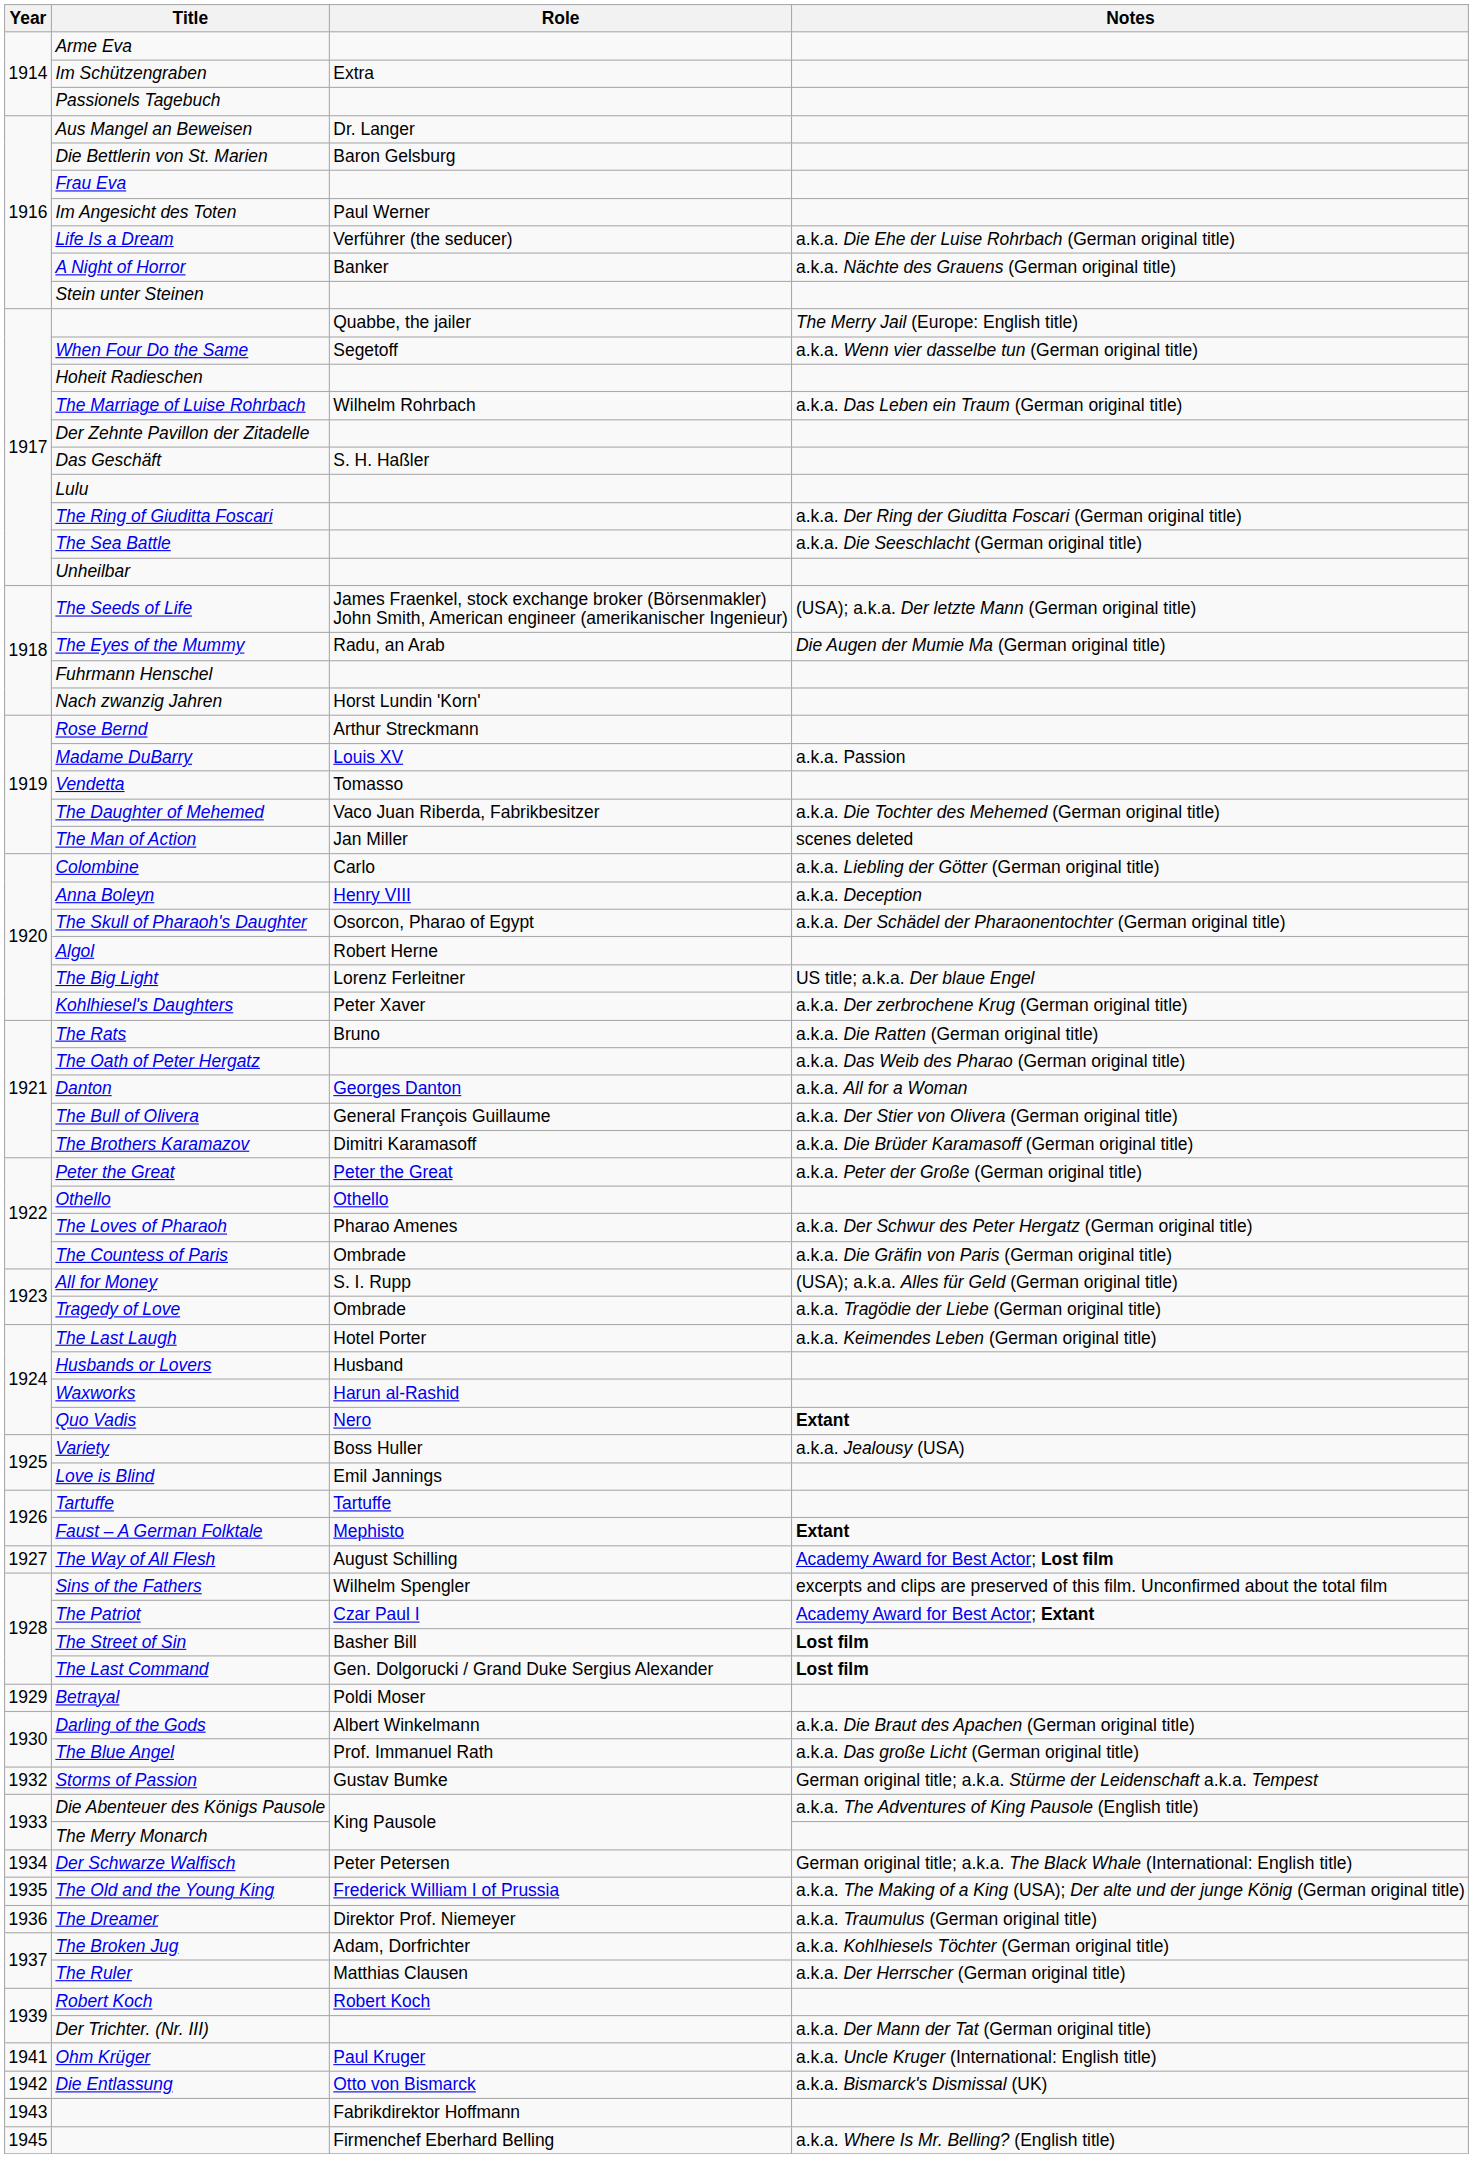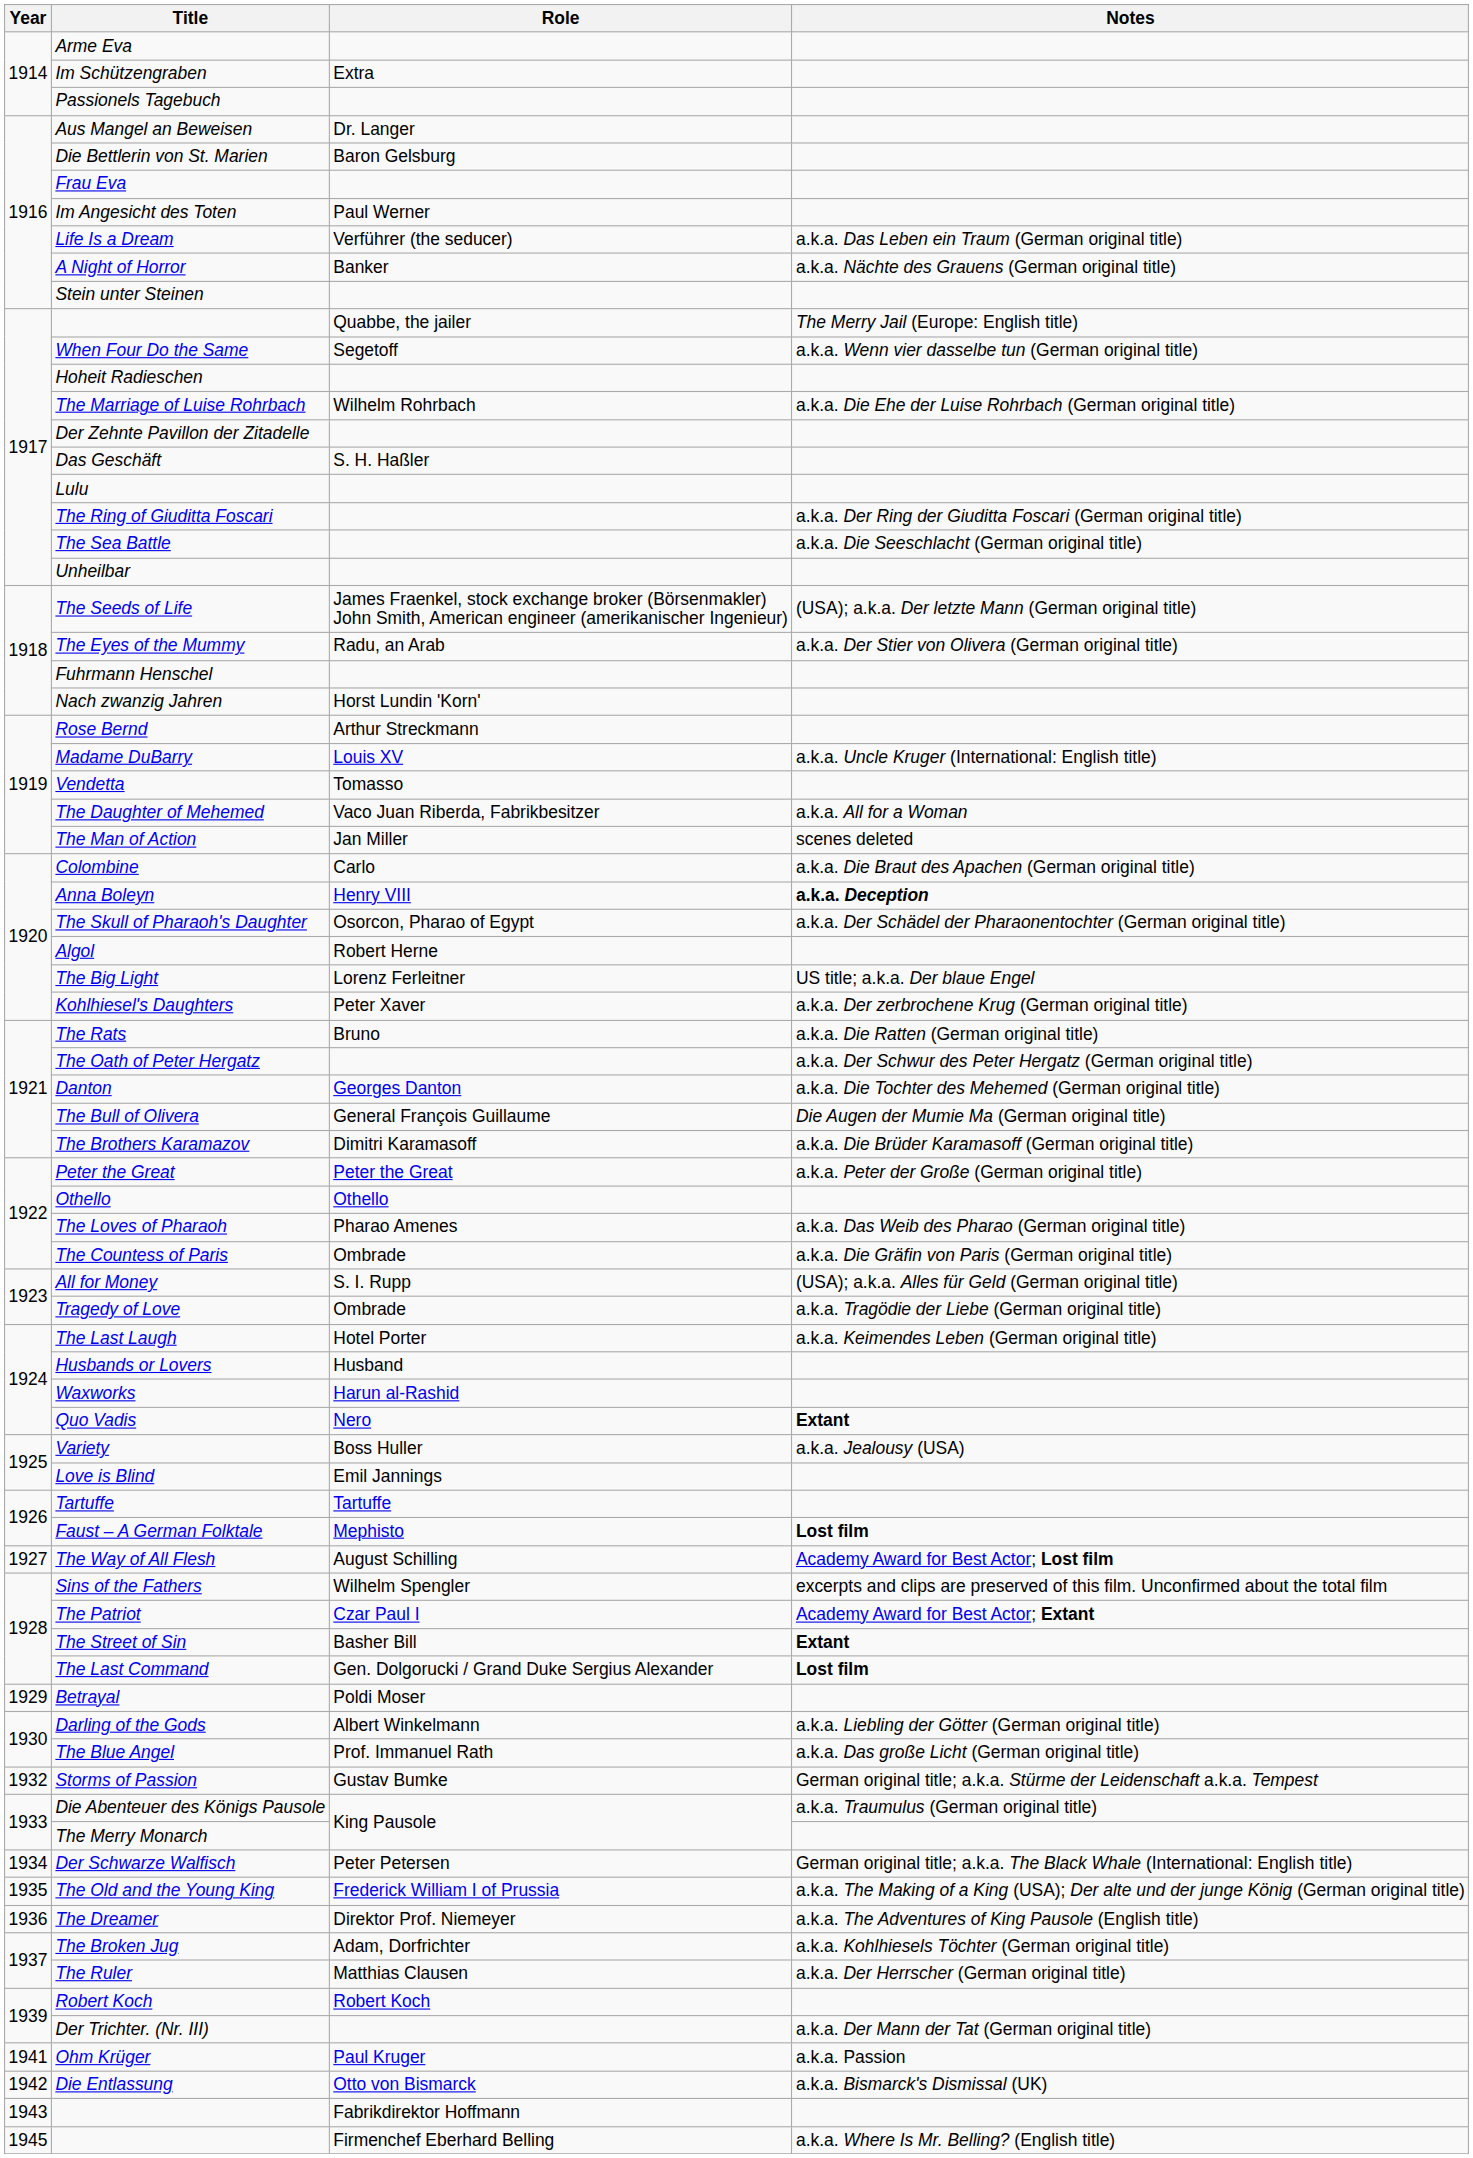(1016, 239) a.k.a. Die Ehe der Luise Rohrbach (German original title) -> (989, 239) a.k.a. Das Leben ein Traum (German original title)
(989, 405) a.k.a. Das Leben ein Traum (German original title) -> (1016, 405) a.k.a. Die Ehe der Luise Rohrbach (German original title)
(981, 646) Die Augen der Mumie Ma (German original title) -> (987, 646) a.k.a. Der Stier von Olivera (German original title)
(851, 757) a.k.a. Passion -> (976, 757) a.k.a. Uncle Kruger (International: English title)
(1008, 812) a.k.a. Die Tochter des Mehemed (German original title) -> (882, 812) a.k.a. All for a Woman
(978, 867) a.k.a. Liebling der Götter (German original title) -> (995, 867) a.k.a. Die Braut des Apachen (German original title)
(859, 895) normal -> (862, 895) bold
(991, 1061) a.k.a. Das Weib des Pharao (German original title) -> (1024, 1061) a.k.a. Der Schwur des Peter Hergatz (German original title)
(882, 1088) a.k.a. All for a Woman -> (1008, 1088) a.k.a. Die Tochter des Mehemed (German original title)
(987, 1116) a.k.a. Der Stier von Olivera (German original title) -> (981, 1116) Die Augen der Mumie Ma (German original title)
(1024, 1227) a.k.a. Der Schwur des Peter Hergatz (German original title) -> (991, 1227) a.k.a. Das Weib des Pharao (German original title)
(823, 1531) Extant -> (832, 1531) Lost film
(832, 1642) Lost film -> (823, 1642) Extant
(995, 1725) a.k.a. Die Braut des Apachen (German original title) -> (978, 1725) a.k.a. Liebling der Götter (German original title)
(997, 1808) a.k.a. The Adventures of King Pausole (English title) -> (947, 1808) a.k.a. Traumulus (German original title)
(947, 1918) a.k.a. Traumulus (German original title) -> (997, 1918) a.k.a. The Adventures of King Pausole (English title)
(976, 2057) a.k.a. Uncle Kruger (International: English title) -> (851, 2057) a.k.a. Passion
